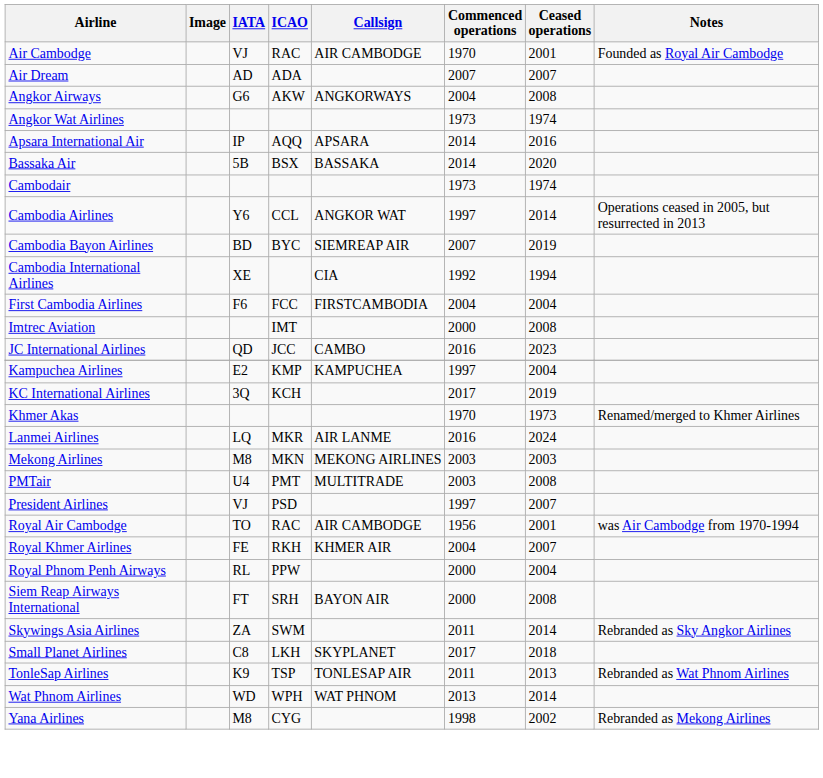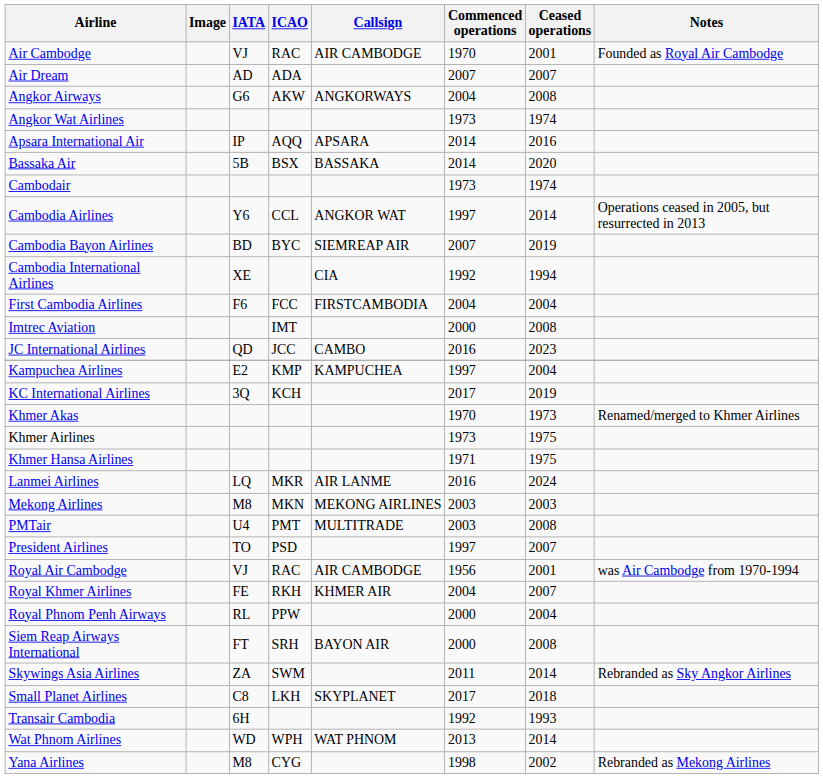+ row: (52, 437)
+ row: (71, 459)
(240, 504) VJ -> (242, 548) TO
(242, 526) TO -> (240, 570) VJ
- row: (58, 674)
+ row: (62, 718)
